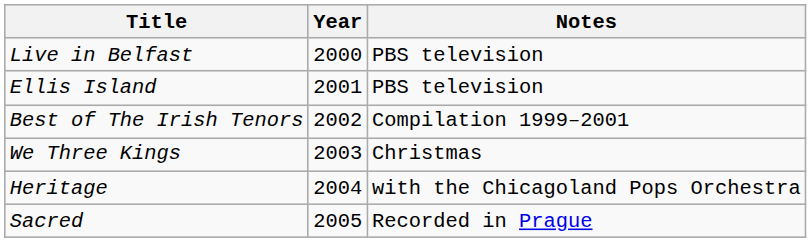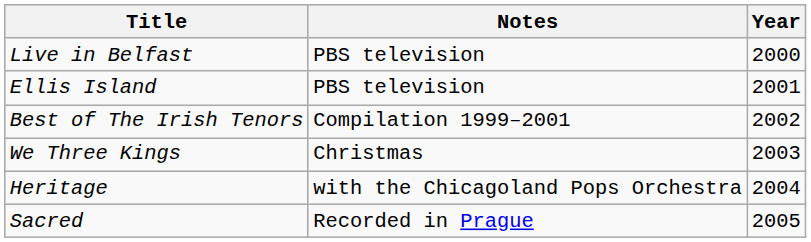columns swapped: (338, 21) <-> (586, 21)
